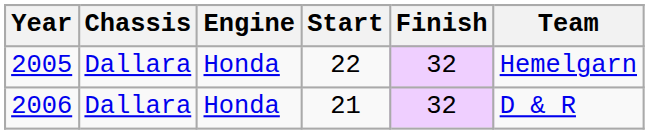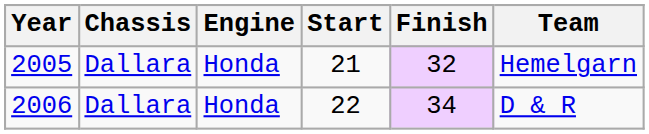(345, 67) 22 -> (345, 67) 21
(345, 108) 21 -> (345, 108) 22
(442, 108) 32 -> (442, 108) 34
